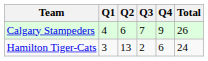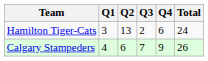rows swapped: (52, 47) <-> (51, 30)
